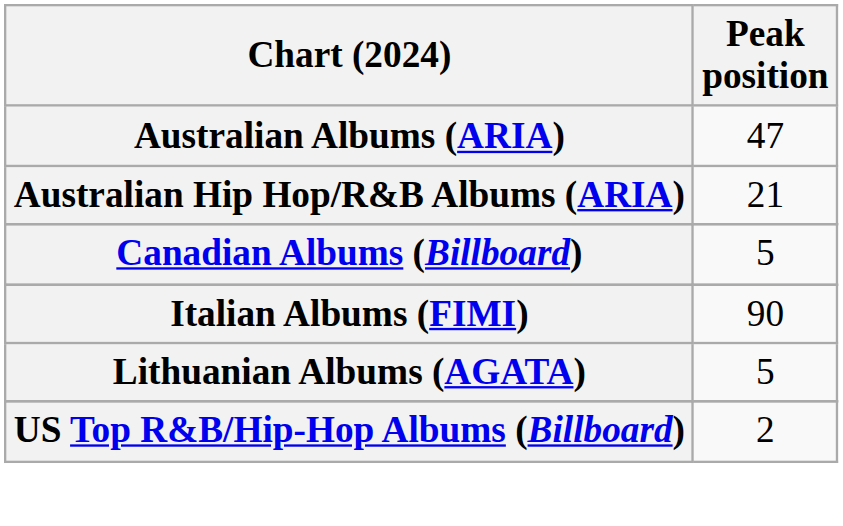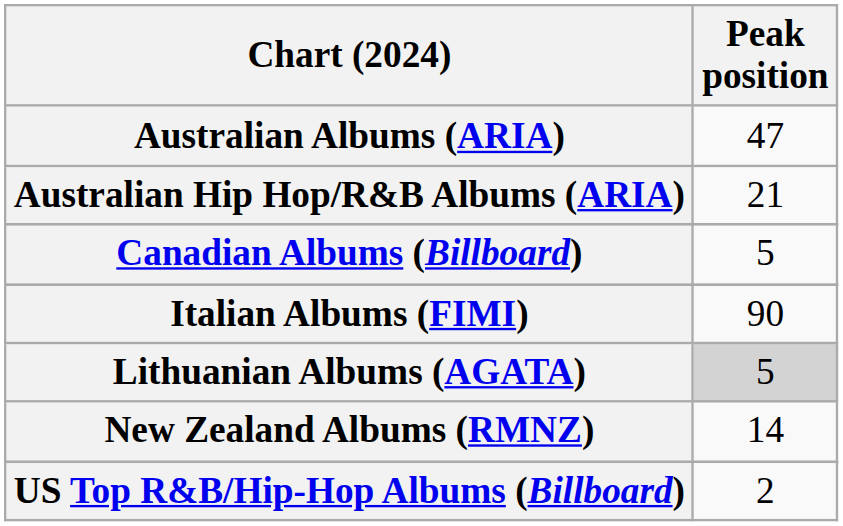(765, 371) no background -> (765, 371) lightgrey background
+ row: (349, 430)
